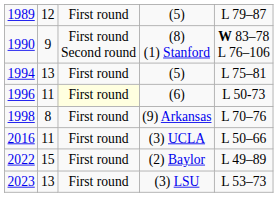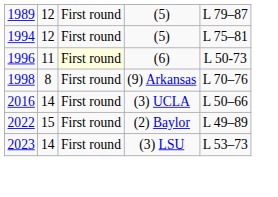- row: (21, 44)
(48, 73) 13 -> (48, 36) 12
(48, 138) 11 -> (48, 101) 14
(48, 181) 13 -> (48, 144) 14
